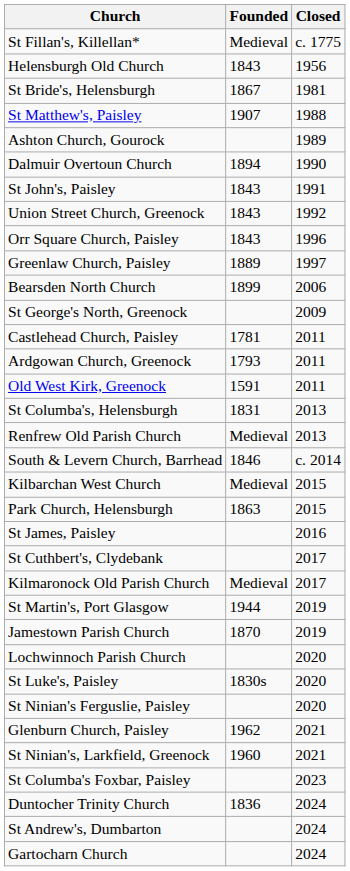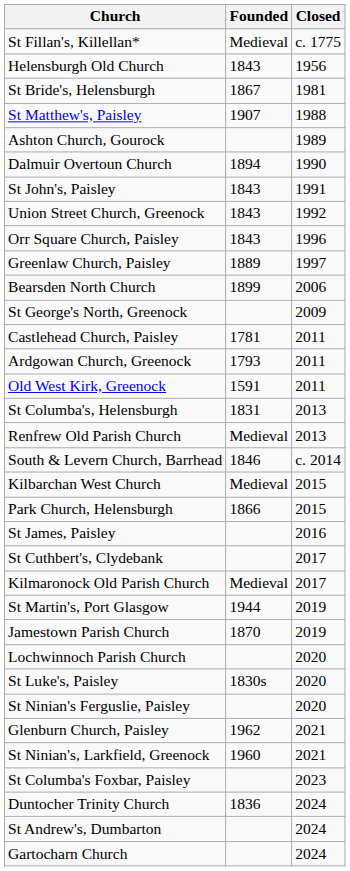(245, 509) 1863 -> (245, 509) 1866
